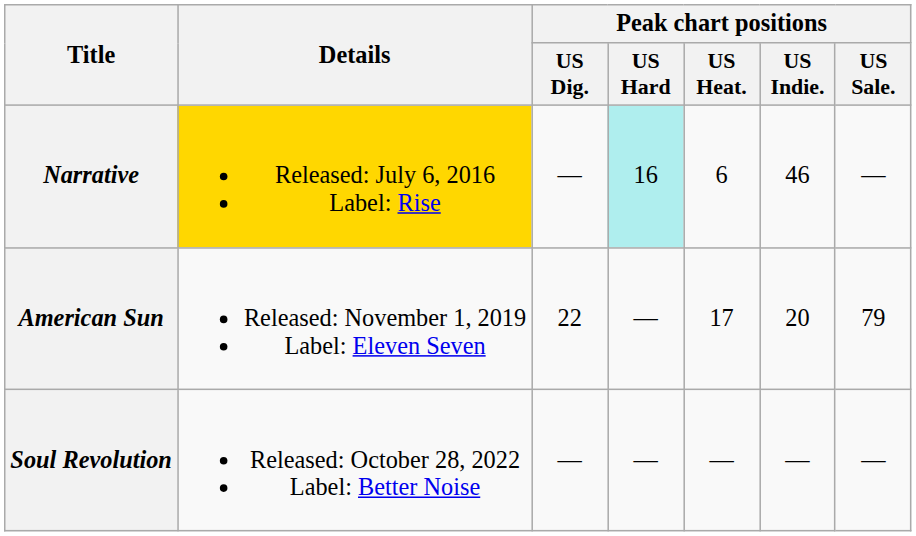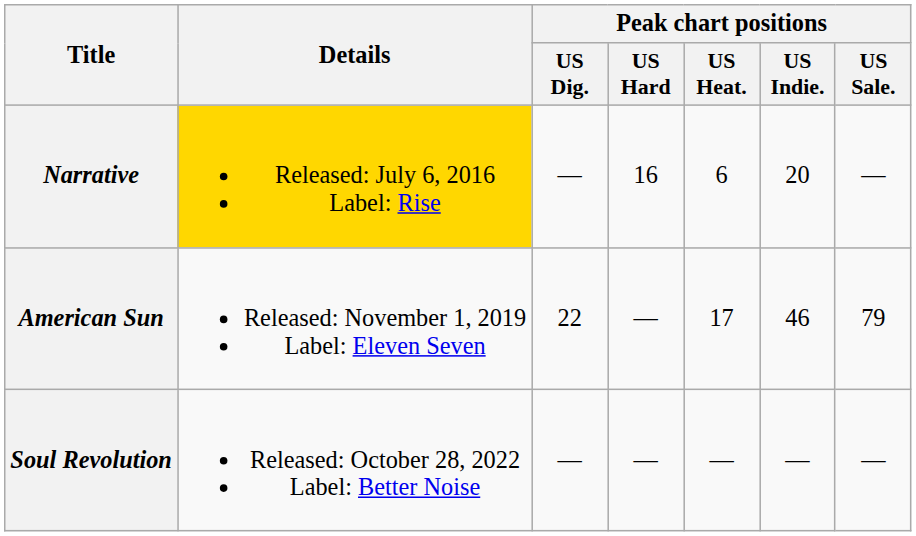(646, 175) paleturquoise background -> (646, 175) no background
(797, 175) 46 -> (797, 175) 20
(797, 317) 20 -> (797, 317) 46
